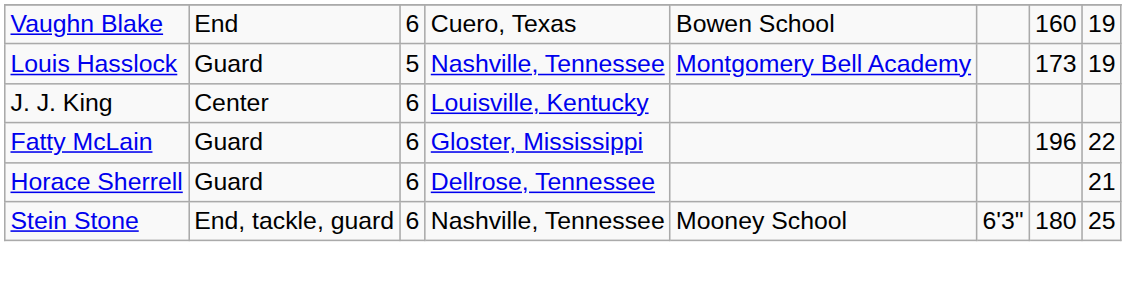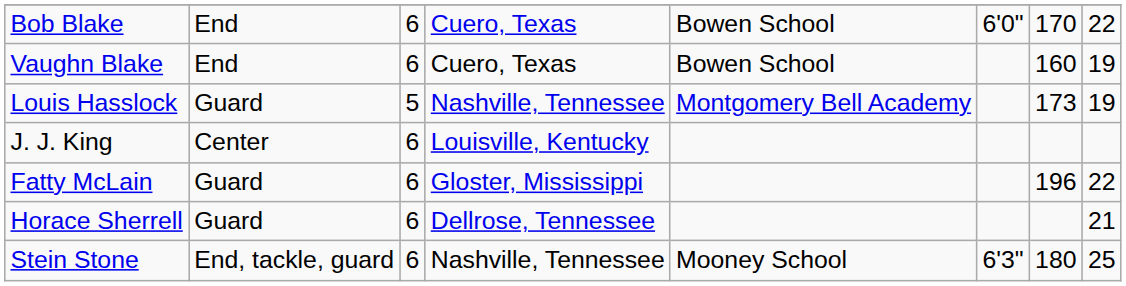+ row: (67, 24)
